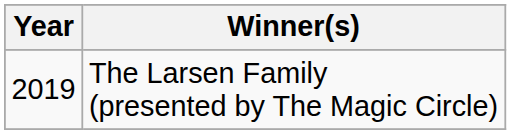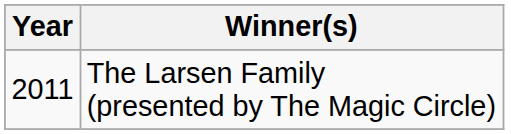(44, 89) 2019 -> (43, 89) 2011
